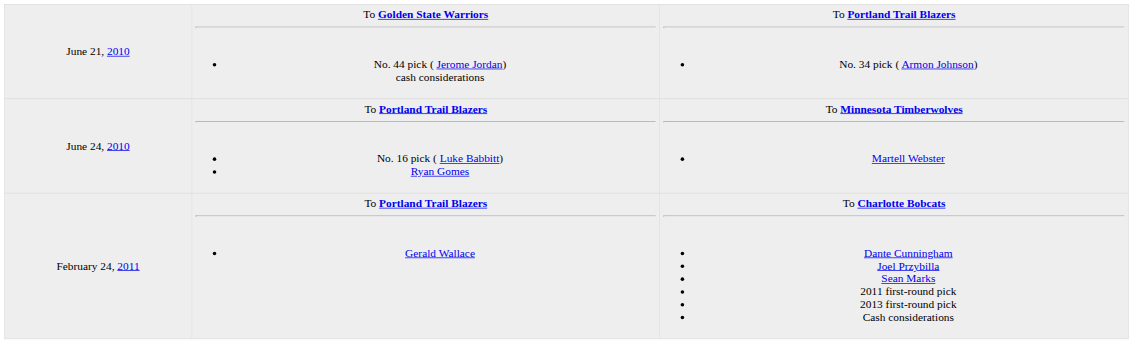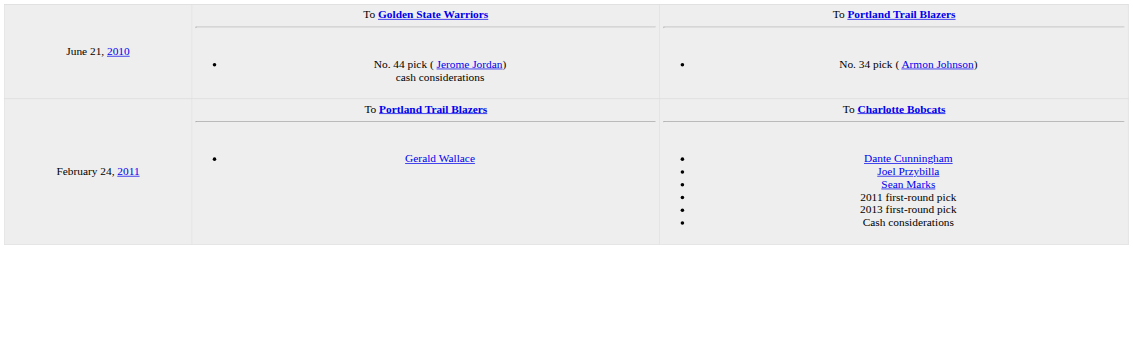- row: (98, 146)
